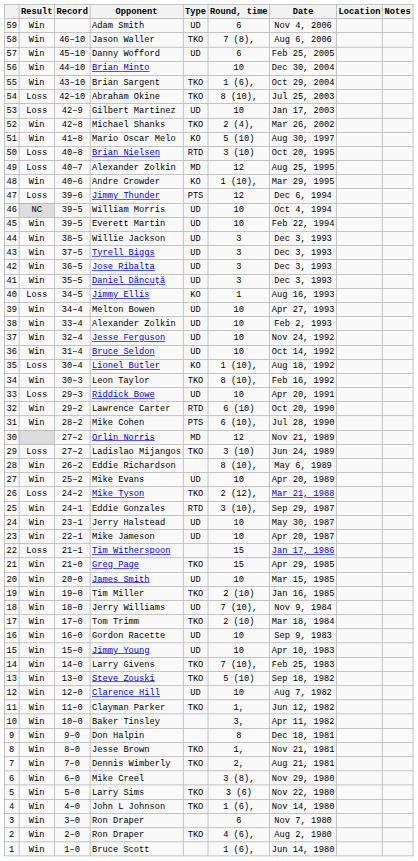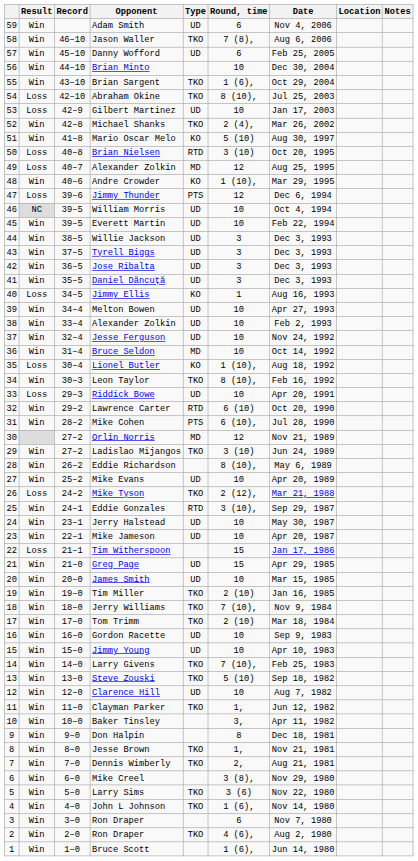(195, 352) UD -> (195, 352) MD
(37, 451) Loss -> (37, 451) Win
(195, 565) TKO -> (195, 565) UD
(195, 608) UD -> (195, 608) TKO
